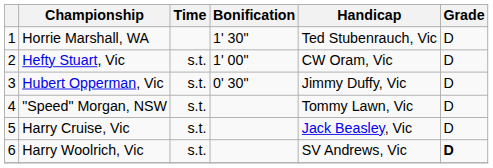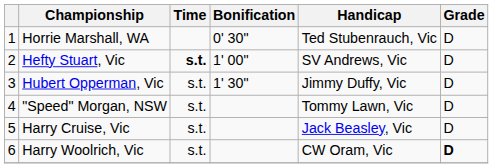(231, 38) 1' 30" -> (231, 38) 0' 30"
(197, 60) normal -> (196, 60) bold
(347, 60) CW Oram, Vic -> (354, 60) SV Andrews, Vic
(231, 83) 0' 30" -> (231, 83) 1' 30"
(354, 151) SV Andrews, Vic -> (347, 151) CW Oram, Vic
